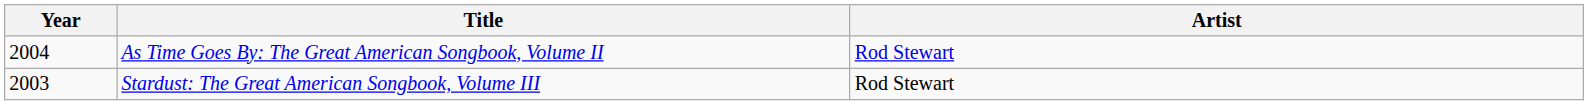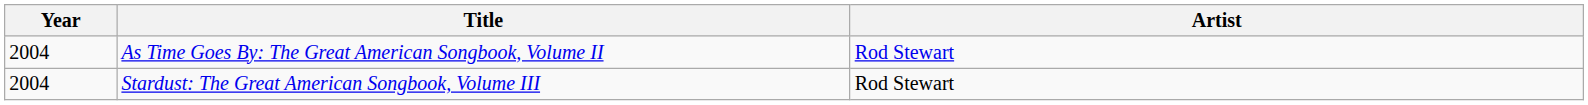(29, 83) 2003 -> (29, 83) 2004
